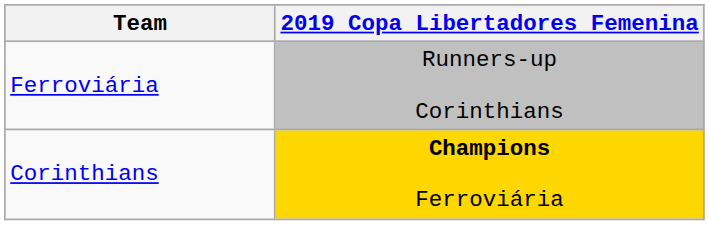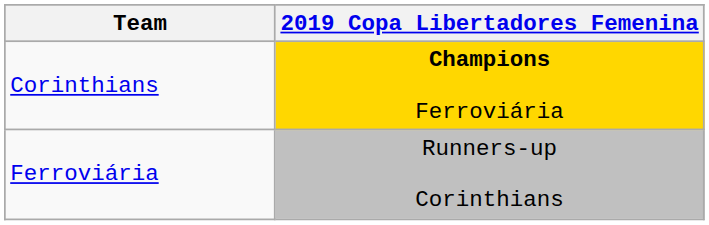rows swapped: (84, 174) <-> (84, 86)
